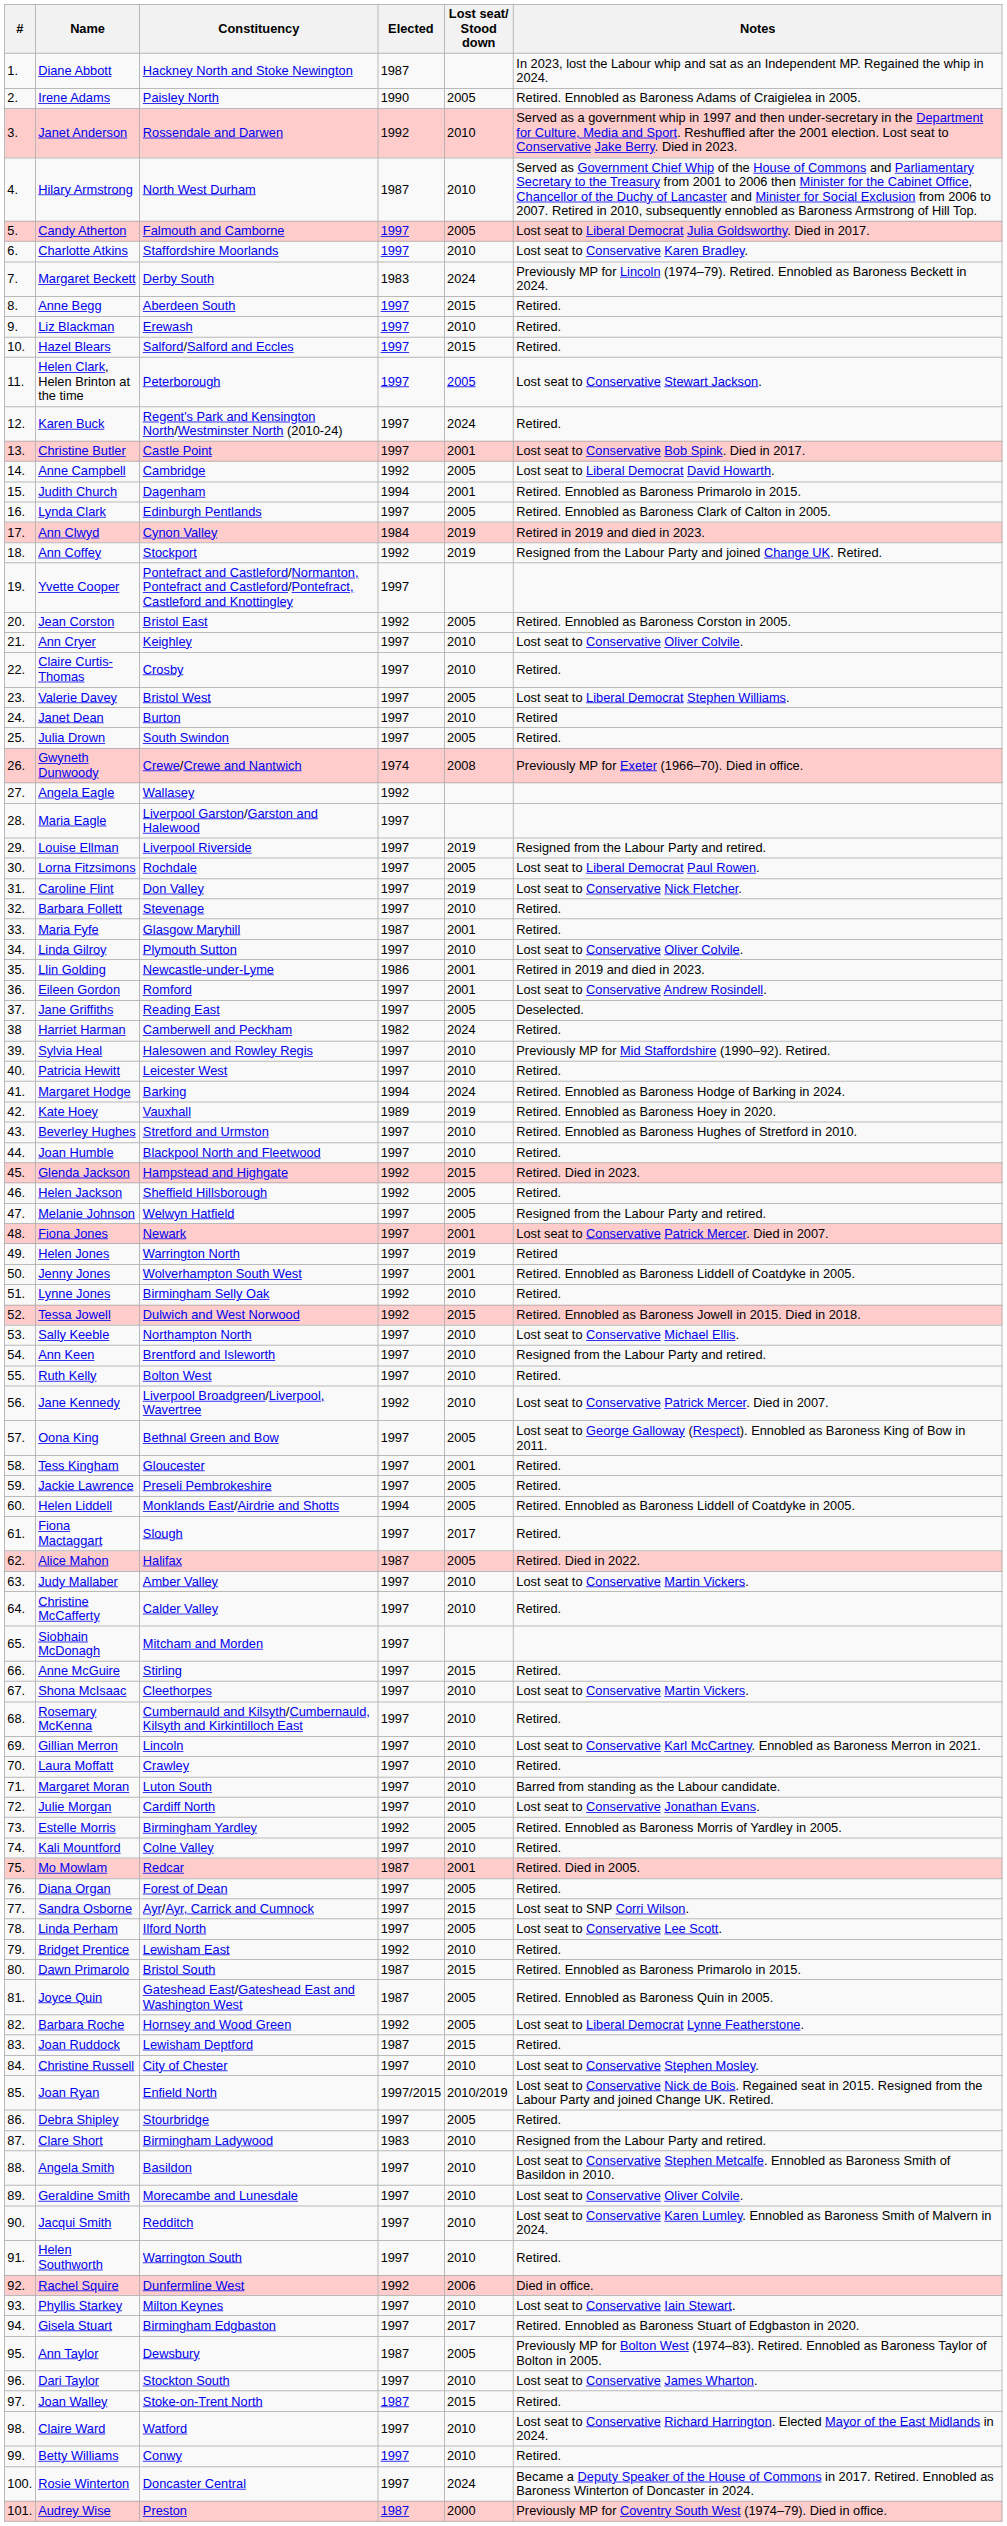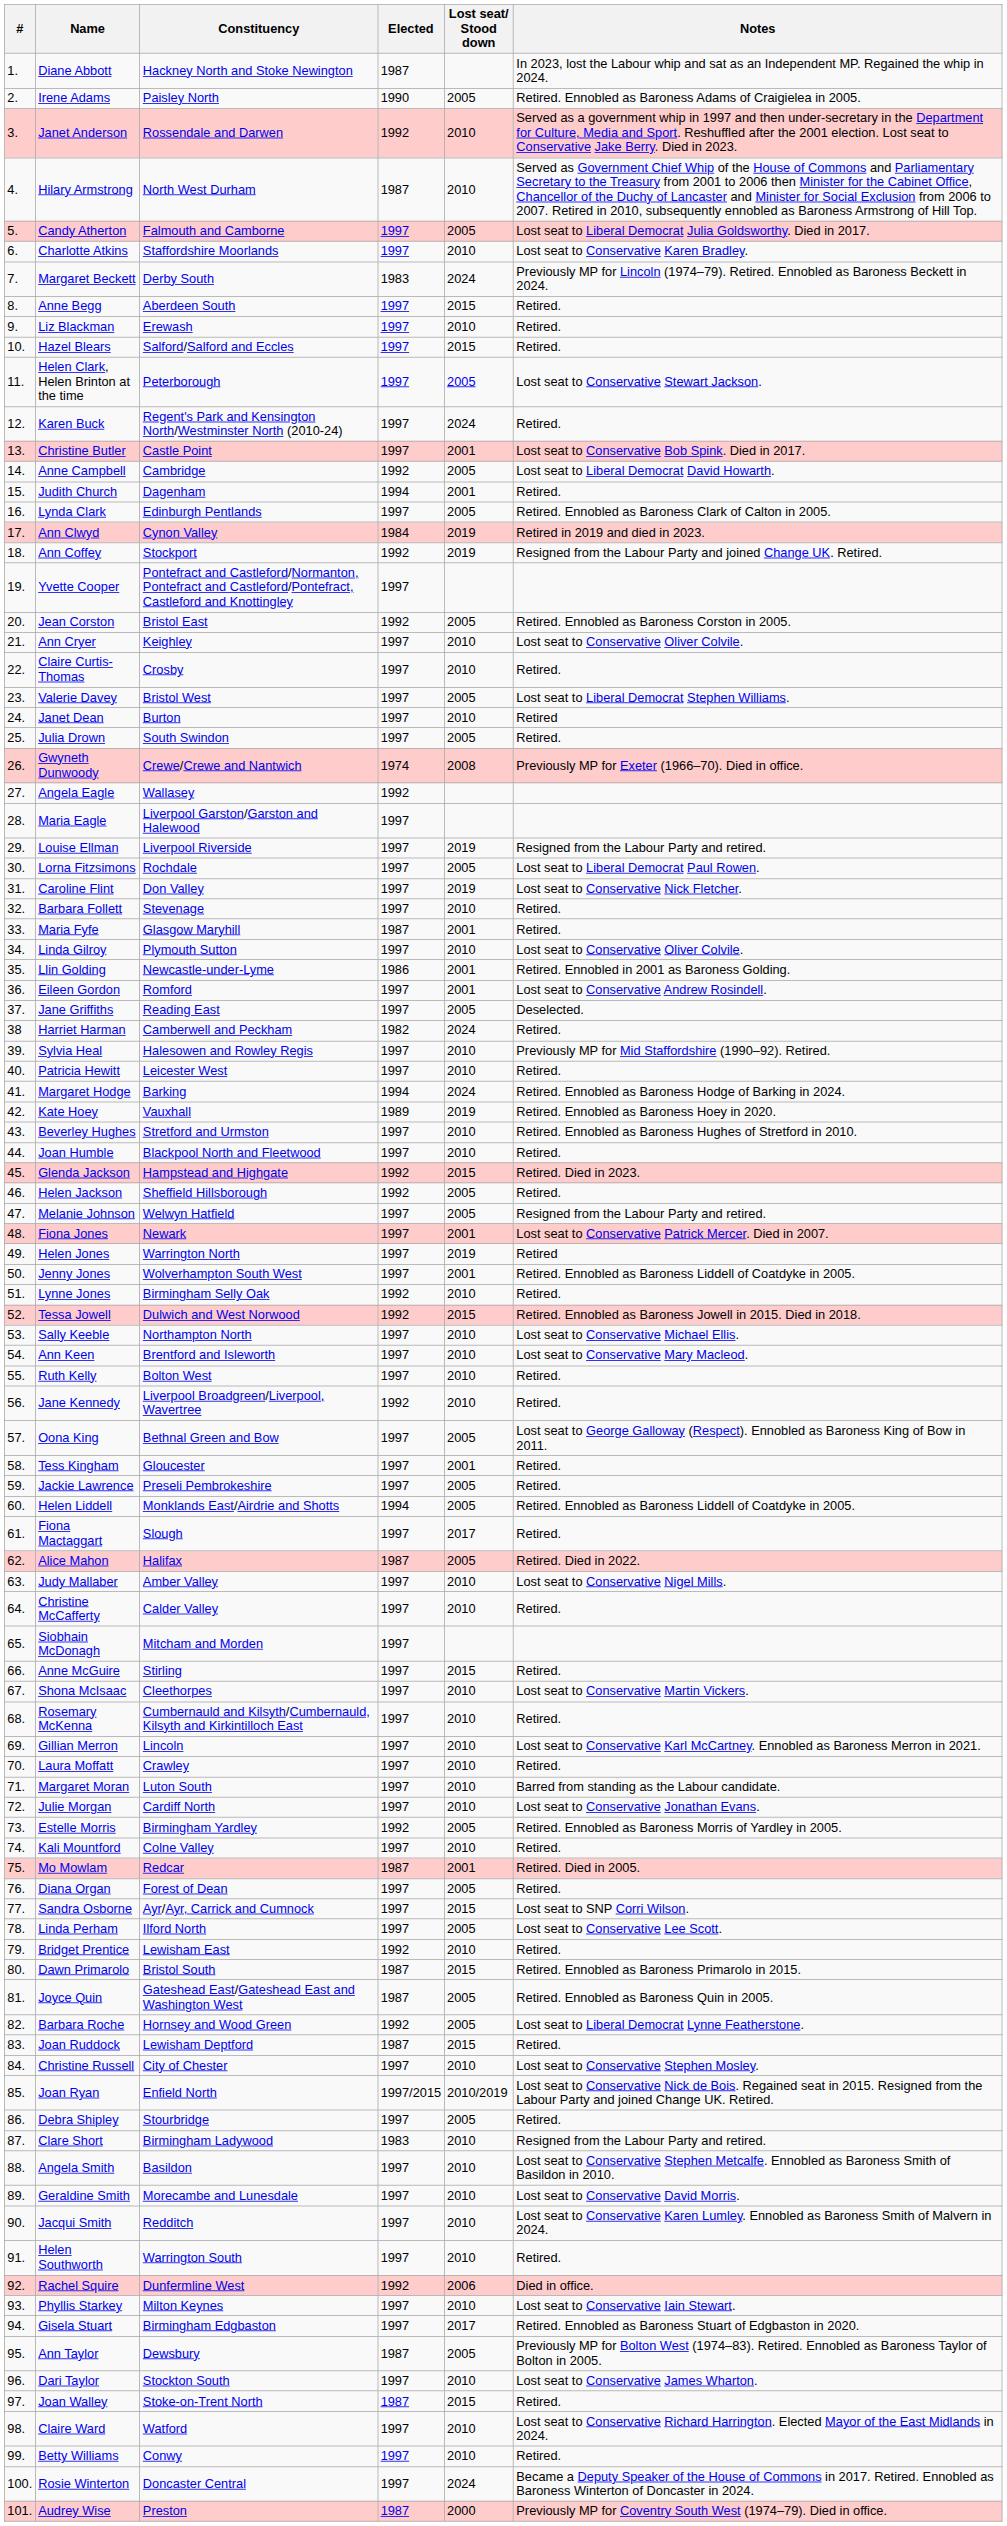(659, 491) Retired. Ennobled as Baroness Primarolo in 2015. -> (539, 491) Retired.
(611, 969) Retired in 2019 and died in 2023. -> (653, 969) Retired. Ennobled in 2001 as Baroness Golding.
(641, 1355) Resigned from the Labour Party and retired. -> (632, 1355) Lost seat to Conservative Mary Macleod.
(672, 1403) Lost seat to Conservative Patrick Mercer. Died in 2007. -> (539, 1403) Retired.
(633, 1581) Lost seat to Conservative Martin Vickers. -> (621, 1581) Lost seat to Conservative Nigel Mills.
(630, 2195) Lost seat to Conservative Oliver Colvile. -> (628, 2195) Lost seat to Conservative David Morris.
